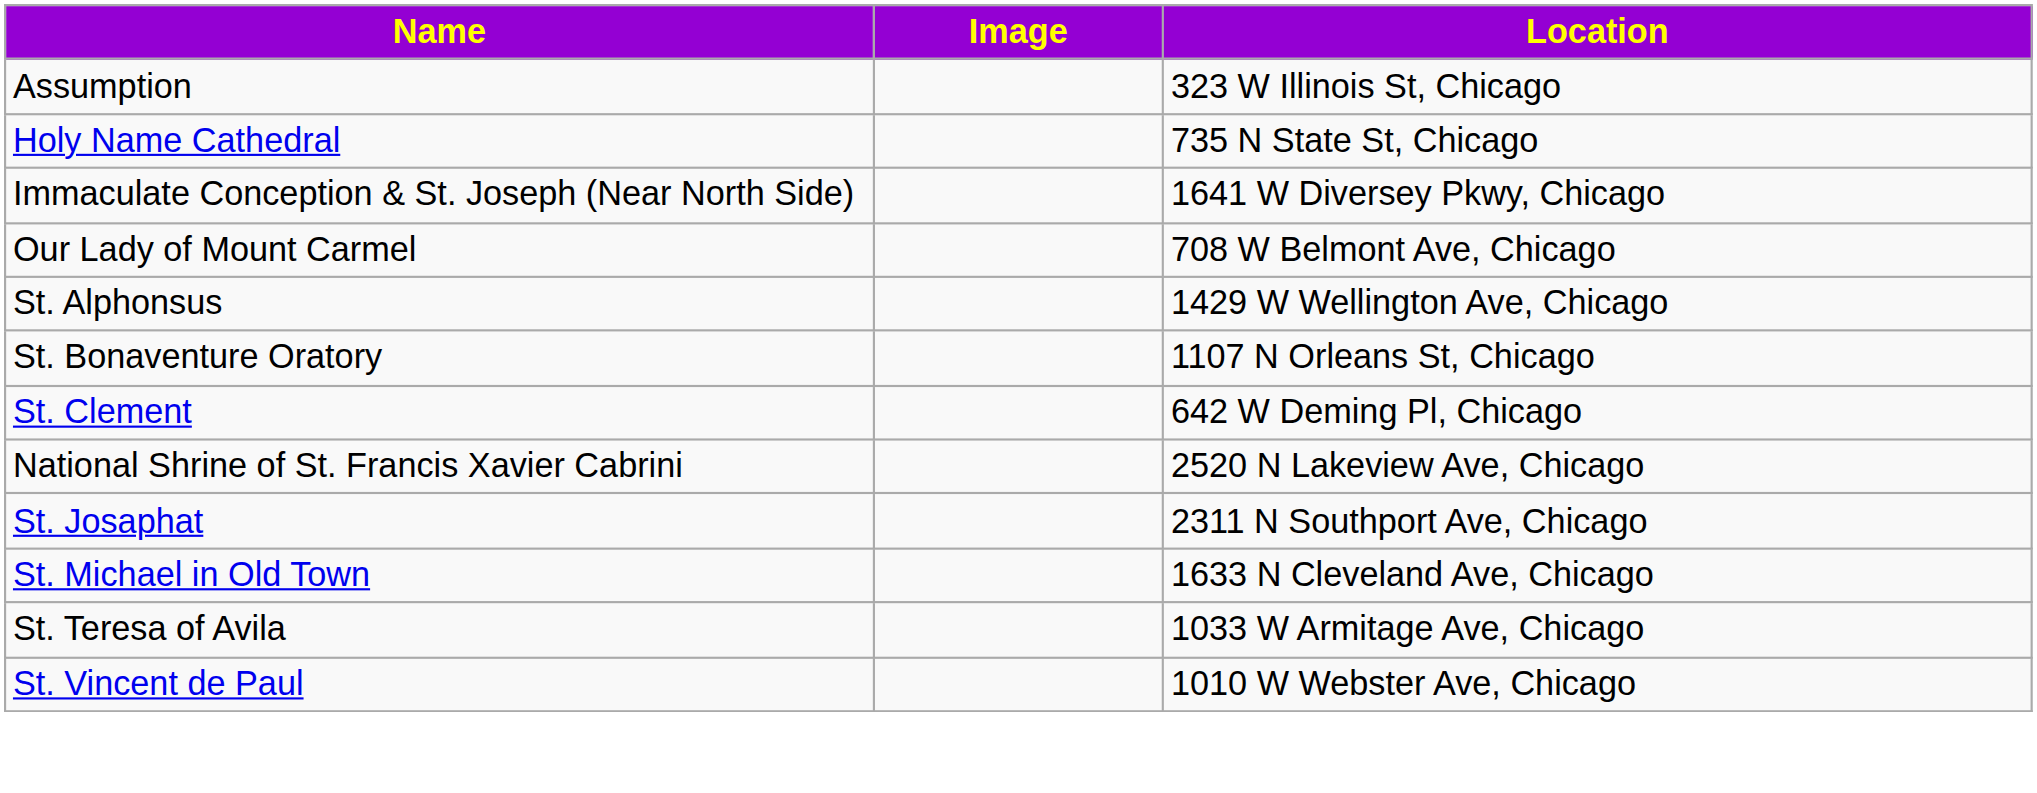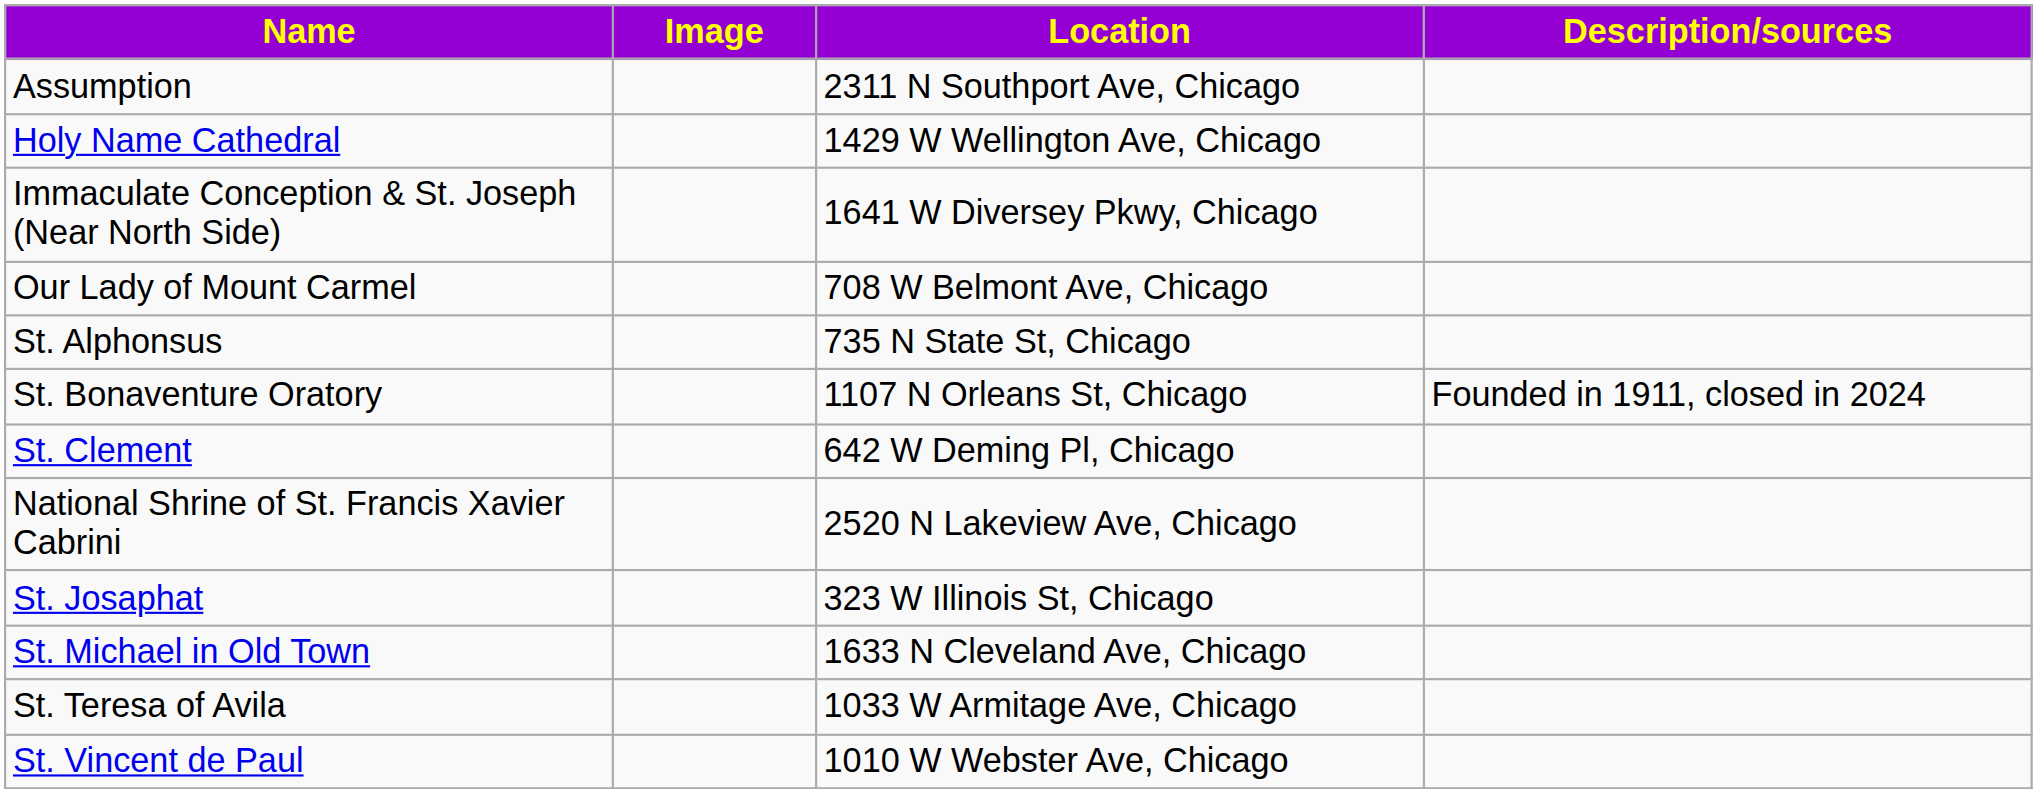+ column: (1728, 31)
(1366, 85) 323 W Illinois St, Chicago -> (1062, 85) 2311 N Southport Ave, Chicago
(1355, 140) 735 N State St, Chicago -> (1072, 140) 1429 W Wellington Ave, Chicago
(1420, 303) 1429 W Wellington Ave, Chicago -> (1007, 341) 735 N State St, Chicago
(1409, 520) 2311 N Southport Ave, Chicago -> (1019, 597) 323 W Illinois St, Chicago
